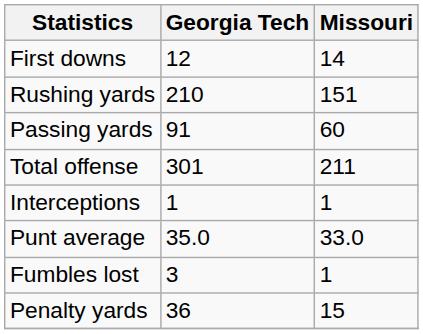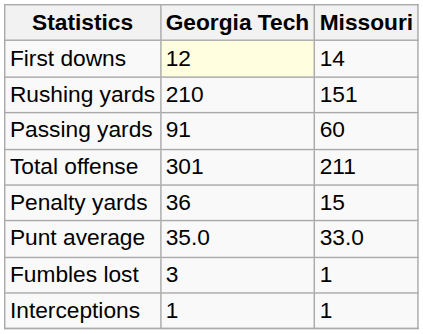(178, 58) no background -> (178, 58) lightyellow background
rows swapped: (75, 202) <-> (79, 310)
